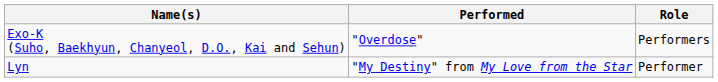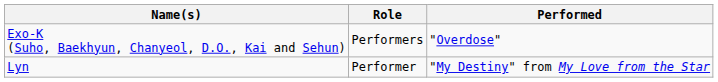columns swapped: (674, 14) <-> (492, 14)
